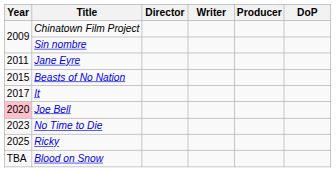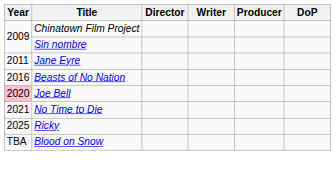(18, 77) 2015 -> (18, 77) 2016
- row: (37, 93)
(18, 126) 2023 -> (18, 110) 2021
